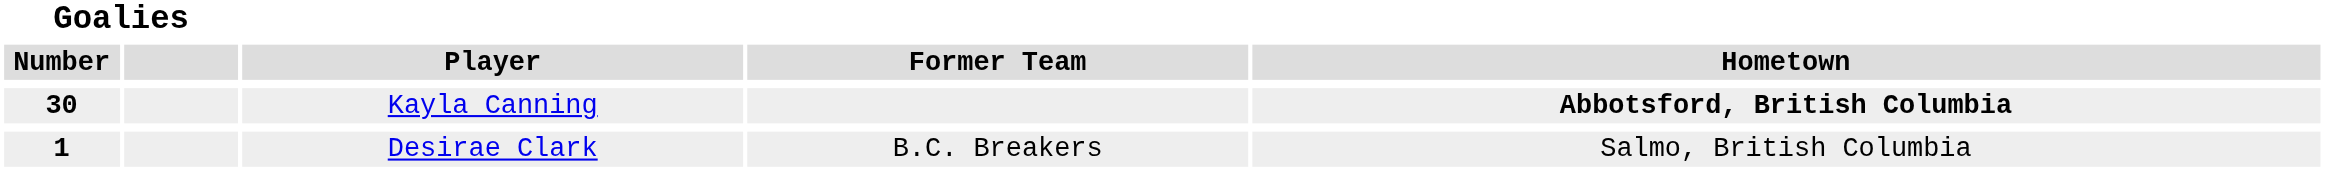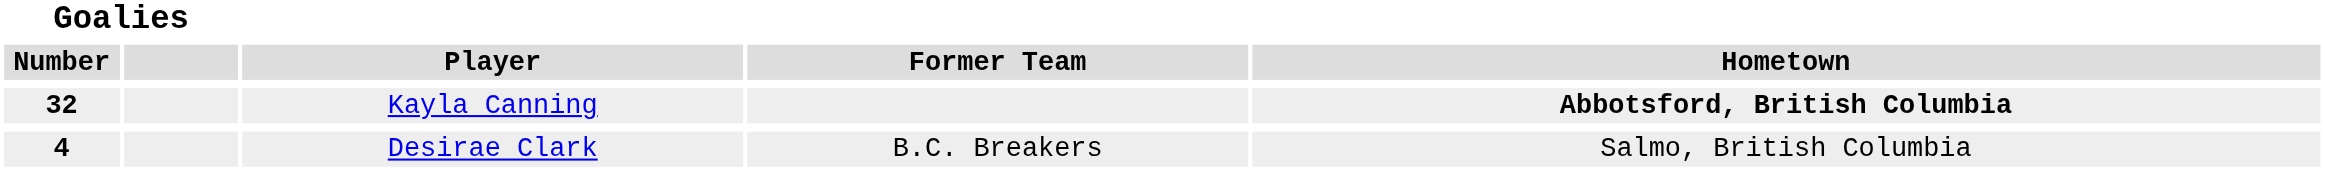(62, 106) 30 -> (62, 106) 32
(62, 149) 1 -> (62, 149) 4
